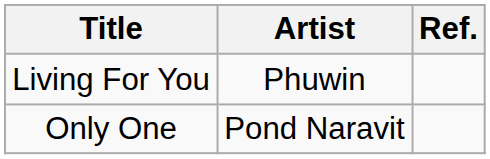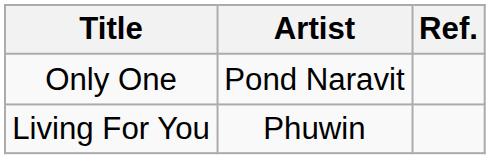rows swapped: (111, 78) <-> (111, 128)
